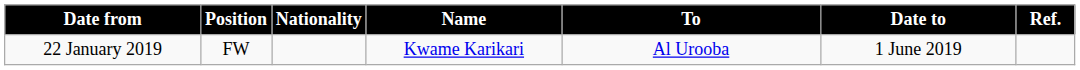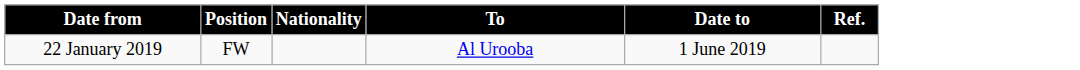- column: (464, 19)
